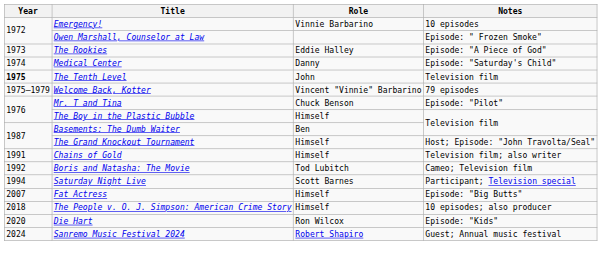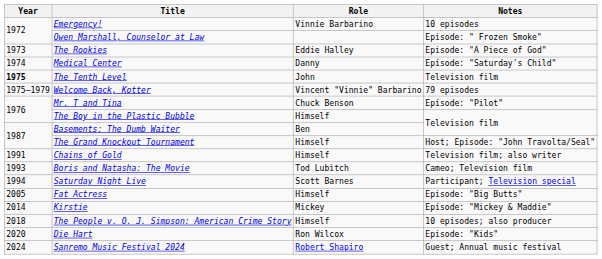(16, 169) 1992 -> (16, 169) 1993
(16, 195) 2007 -> (16, 195) 2005
+ row: (71, 208)
